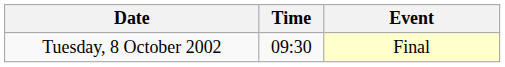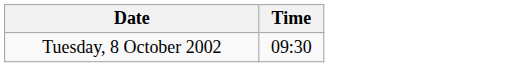- column: (412, 18)
